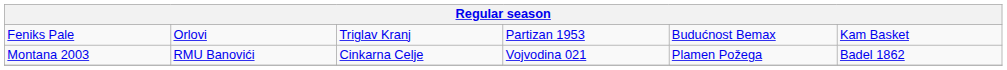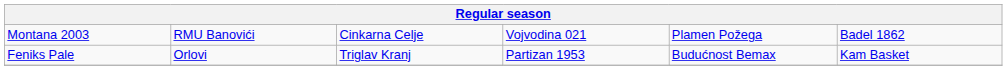rows swapped: (48, 55) <-> (41, 34)
